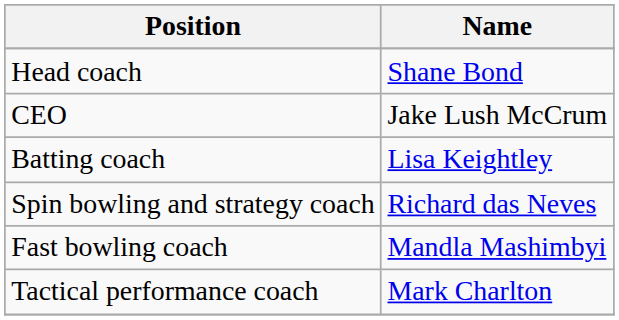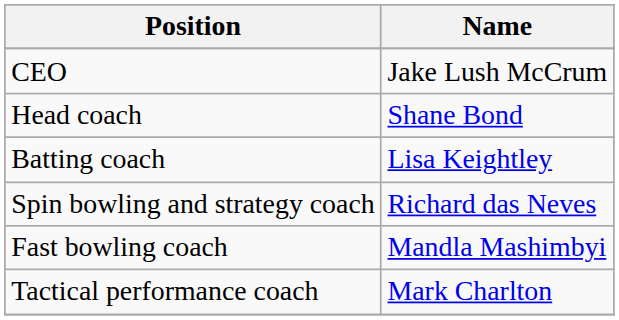rows swapped: (39, 114) <-> (77, 70)
